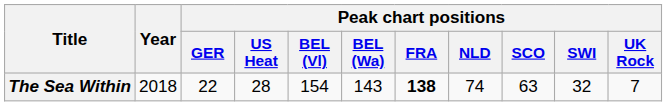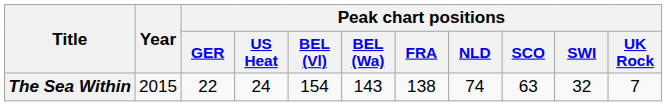(158, 86) 2018 -> (158, 86) 2015
(261, 86) 28 -> (261, 86) 24
(421, 86) bold -> (421, 86) normal
